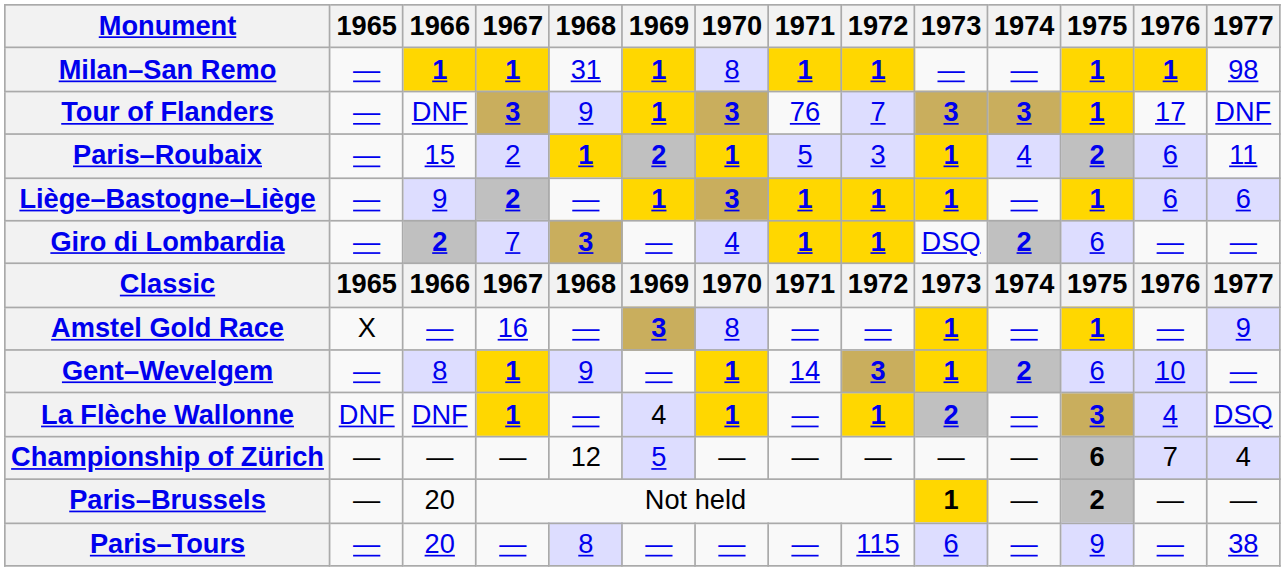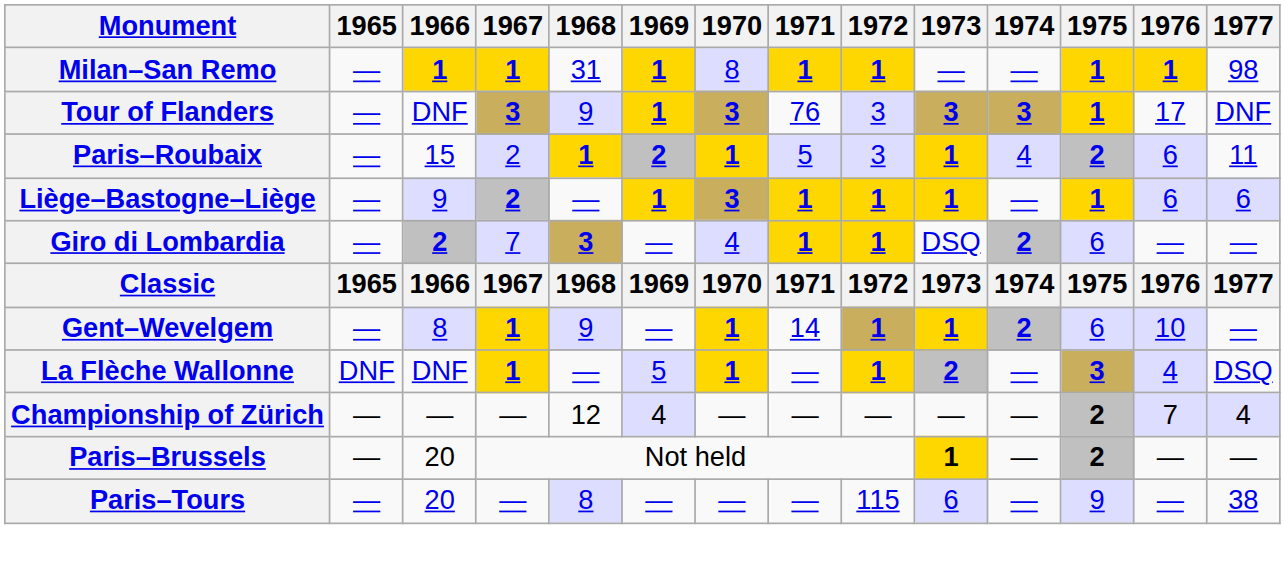(878, 112) 7 -> (878, 112) 3
- row: (168, 328)
(878, 371) 3 -> (878, 328) 1
(659, 414) 4 -> (659, 371) 5
(659, 457) 5 -> (659, 414) 4
(1097, 457) 6 -> (1097, 414) 2
